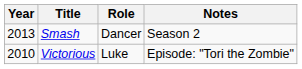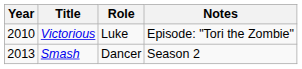rows swapped: (68, 53) <-> (60, 34)
